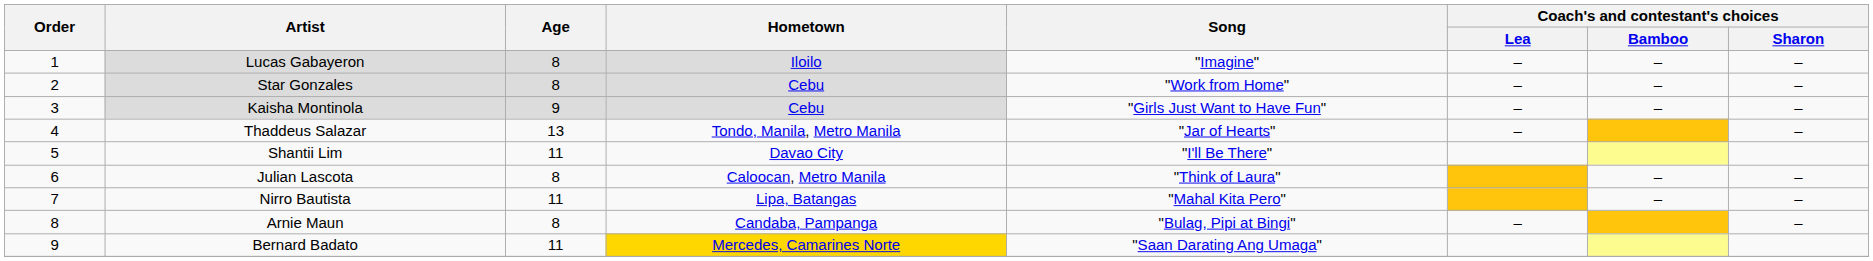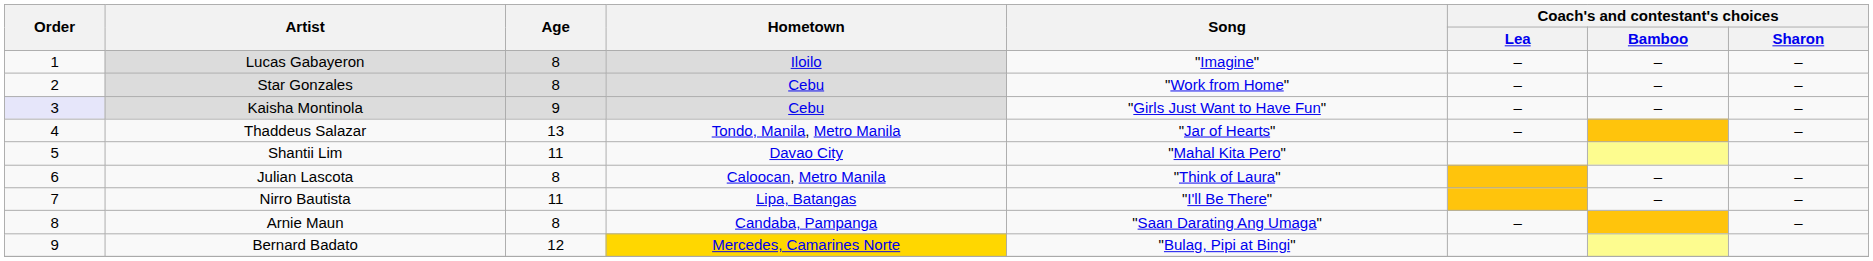(55, 108) no background -> (55, 108) lavender background
(1227, 153) "I'll Be There" -> (1227, 153) "Mahal Kita Pero"
(1227, 199) "Mahal Kita Pero" -> (1227, 199) "I'll Be There"
(1227, 222) "Bulag, Pipi at Bingi" -> (1227, 222) "Saan Darating Ang Umaga"
(556, 245) 11 -> (556, 245) 12
(1227, 245) "Saan Darating Ang Umaga" -> (1227, 245) "Bulag, Pipi at Bingi"
